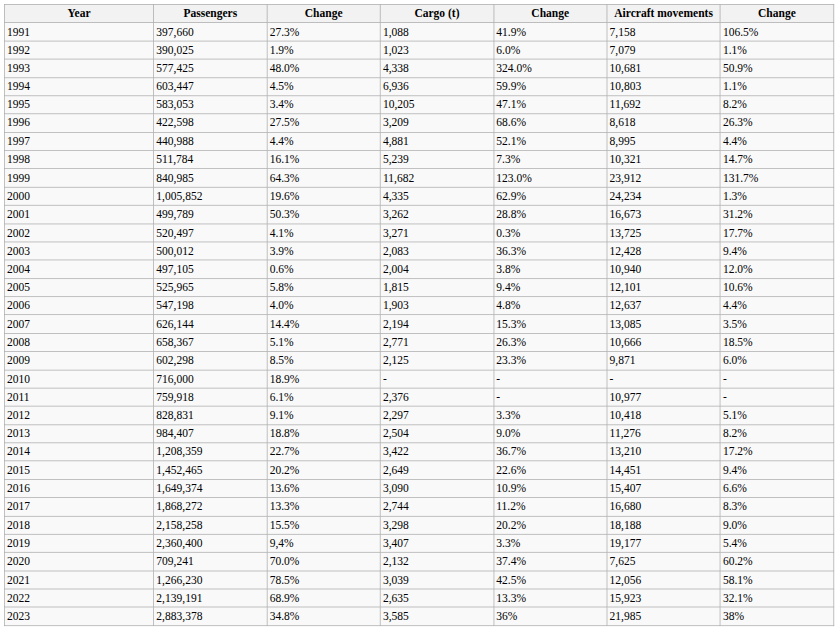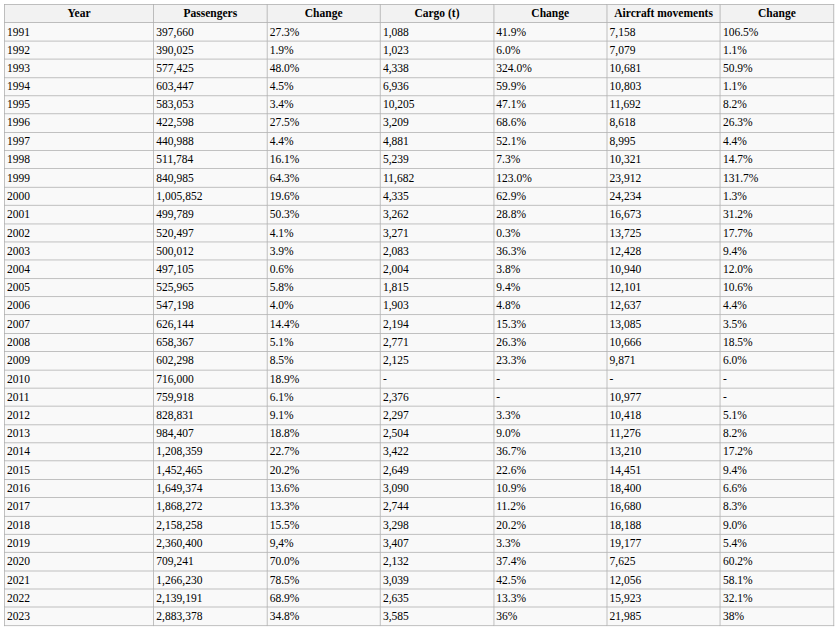(625, 488) 15,407 -> (625, 488) 18,400
